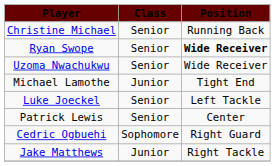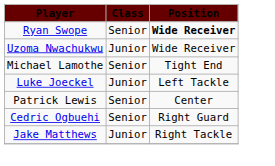- row: (62, 30)
(150, 65) Senior -> (128, 48) Junior
(150, 83) Junior -> (128, 65) Senior
(150, 100) Senior -> (128, 83) Junior
(150, 135) Sophomore -> (128, 117) Senior
